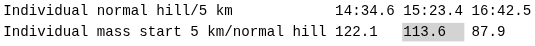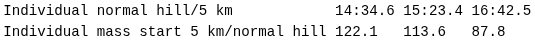(425, 32) lightgrey background -> (425, 32) no background
(489, 32) 87.9 -> (489, 32) 87.8
